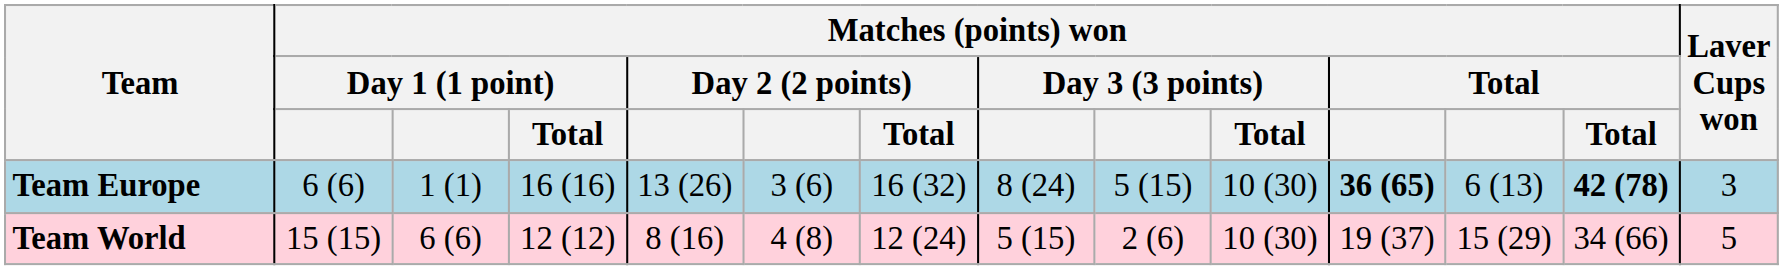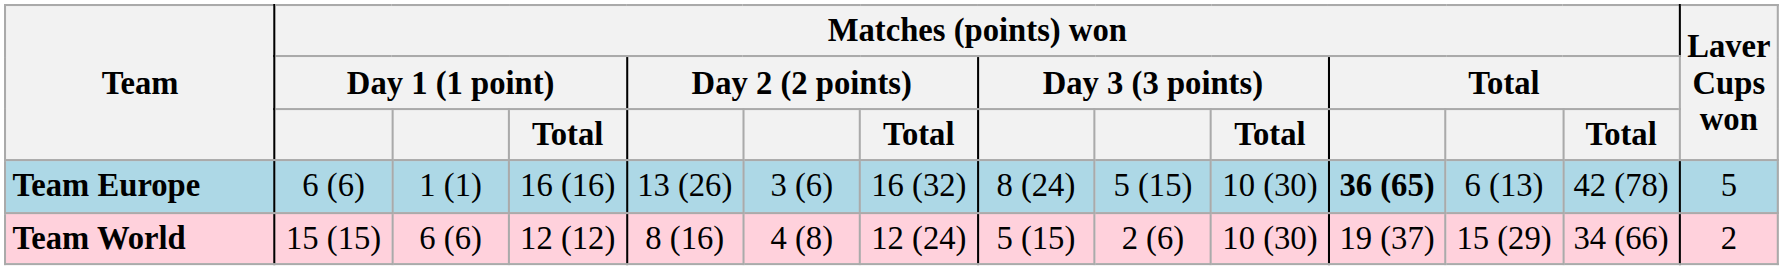(1621, 185) bold -> (1621, 185) normal
(1729, 185) 3 -> (1729, 185) 5
(1729, 237) 5 -> (1729, 237) 2
